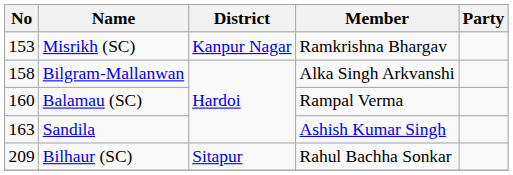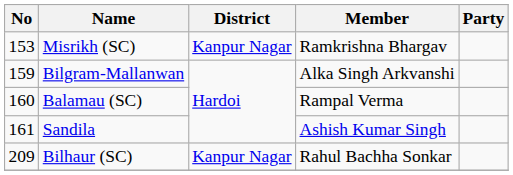(22, 73) 158 -> (22, 73) 159
(22, 128) 163 -> (22, 128) 161
(217, 156) Sitapur -> (242, 156) Kanpur Nagar
